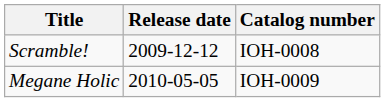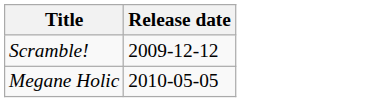- column: (307, 19)
